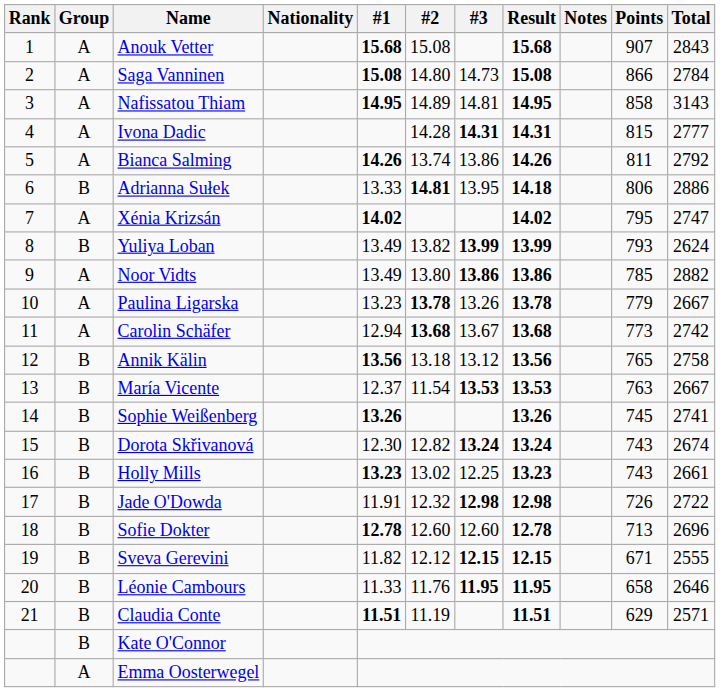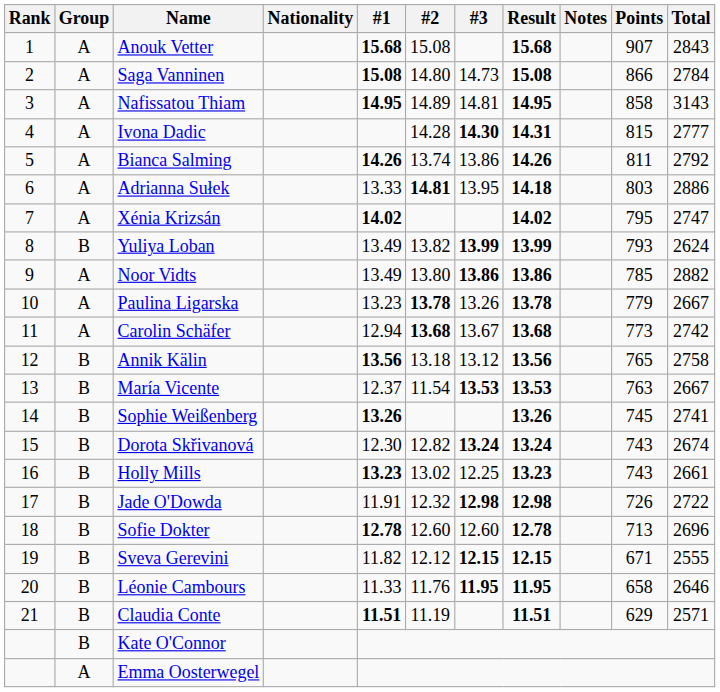(479, 132) 14.31 -> (479, 132) 14.30
(84, 189) B -> (84, 189) A
(639, 189) 806 -> (639, 189) 803
